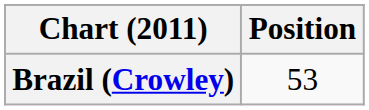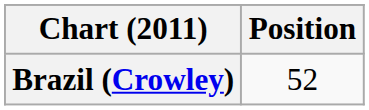(302, 78) 53 -> (302, 78) 52
